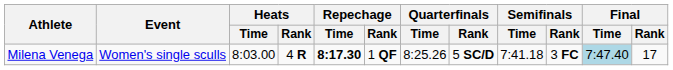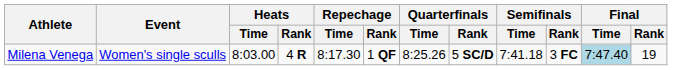(339, 55) bold -> (339, 55) normal
(650, 55) 17 -> (649, 55) 19
